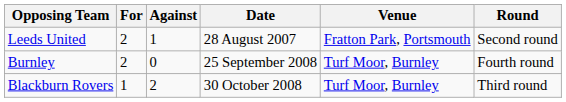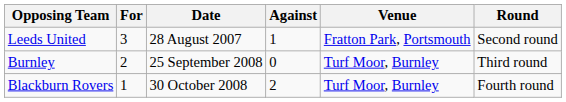columns swapped: (173, 16) <-> (260, 16)
(124, 39) 2 -> (124, 39) 3
(516, 62) Fourth round -> (512, 62) Third round
(512, 85) Third round -> (516, 85) Fourth round
